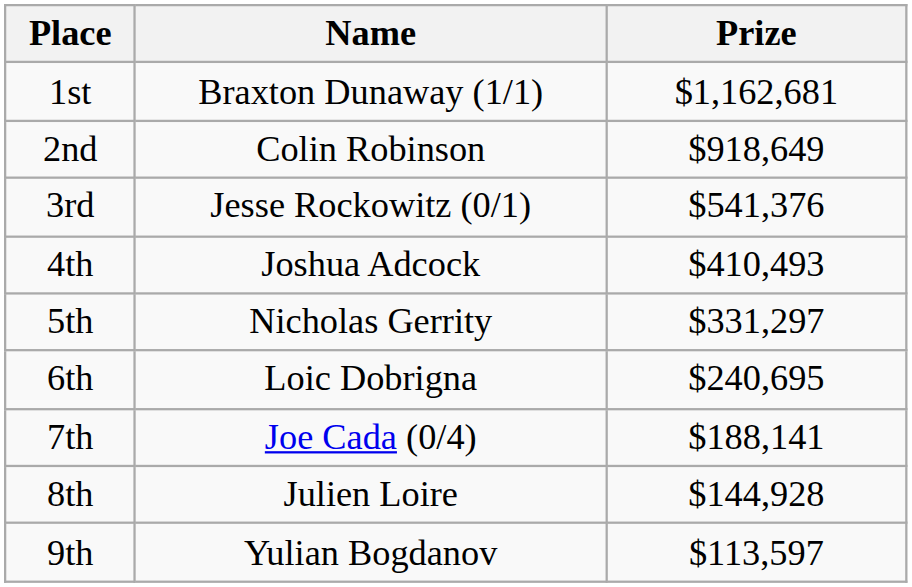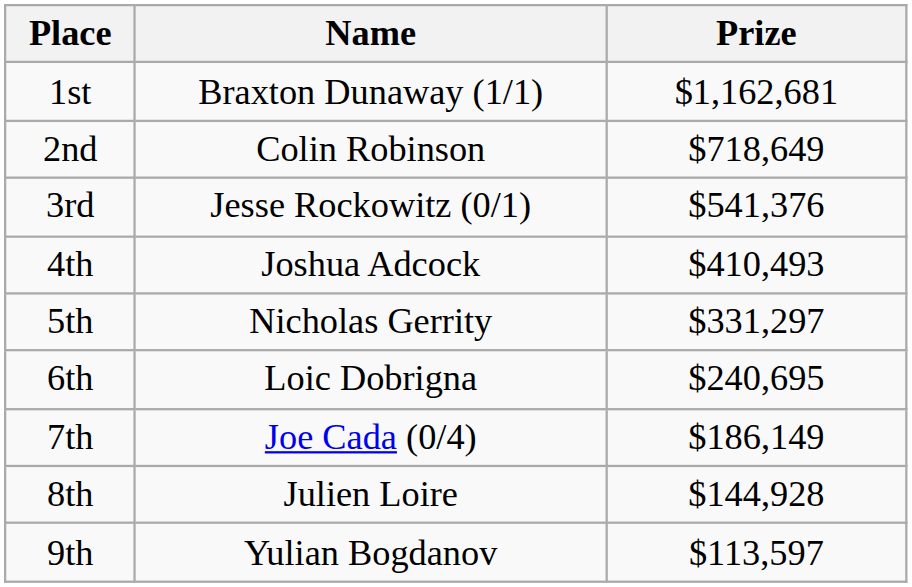(756, 148) $918,649 -> (756, 148) $718,649
(756, 436) $188,141 -> (756, 436) $186,149
